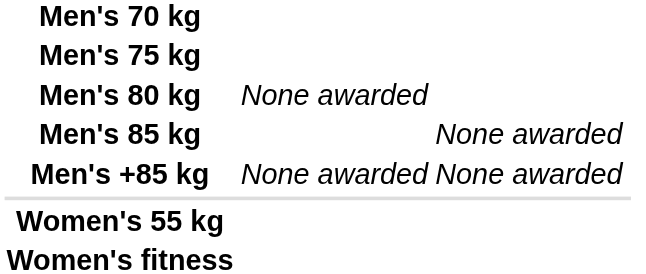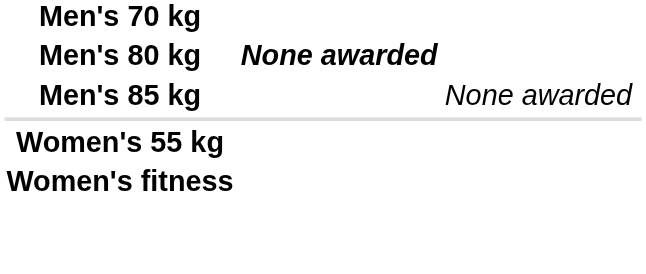- row: (120, 55)
(334, 95) normal -> (339, 55) bold
- row: (120, 174)
